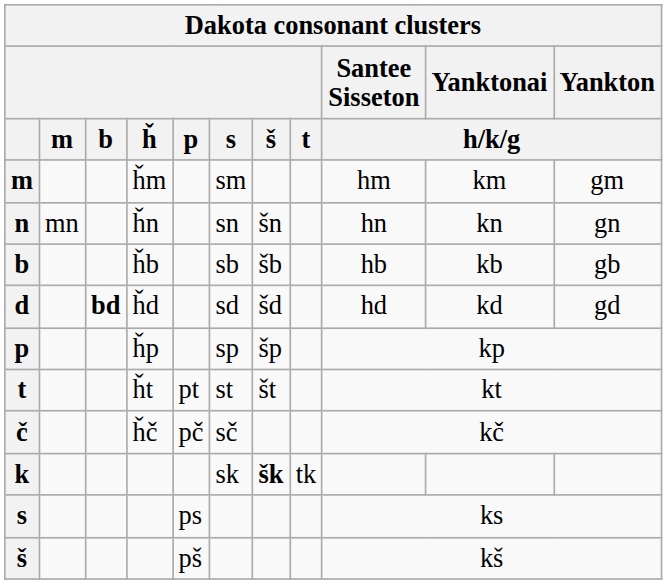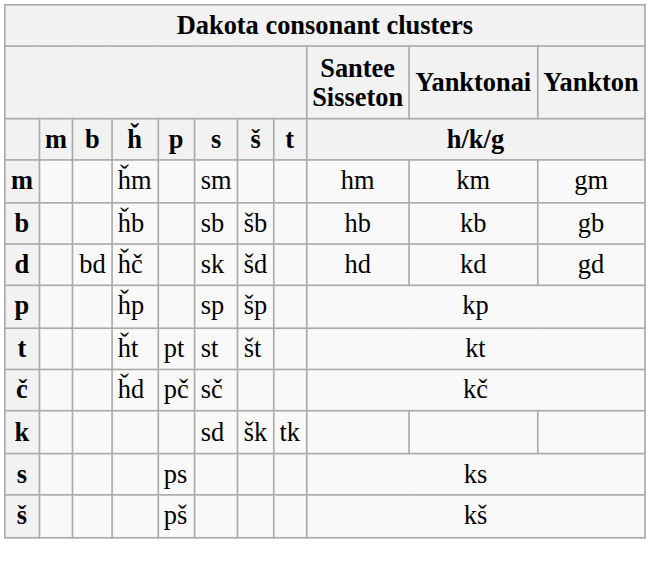- row: (22, 222)
(106, 306) bold -> (92, 264) normal
(146, 306) ȟd -> (130, 264) ȟč
(227, 306) sd -> (213, 264) sk
(145, 431) ȟč -> (131, 390) ȟd
(227, 473) sk -> (213, 431) sd
(271, 473) bold -> (256, 431) normal
